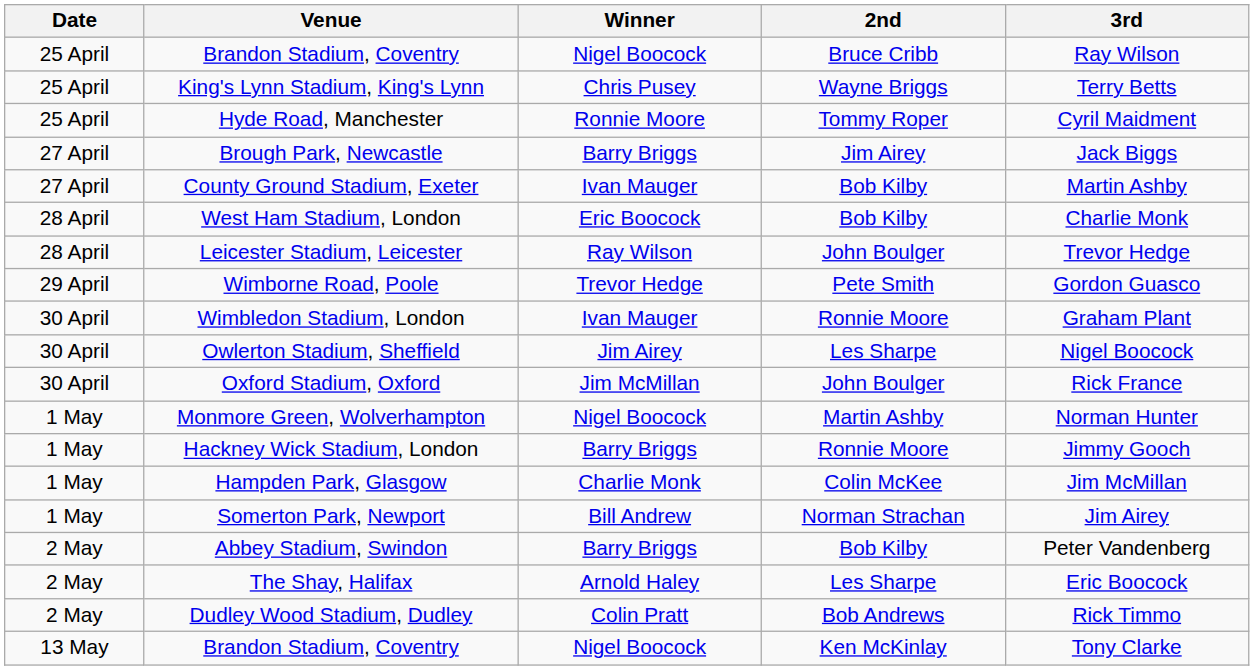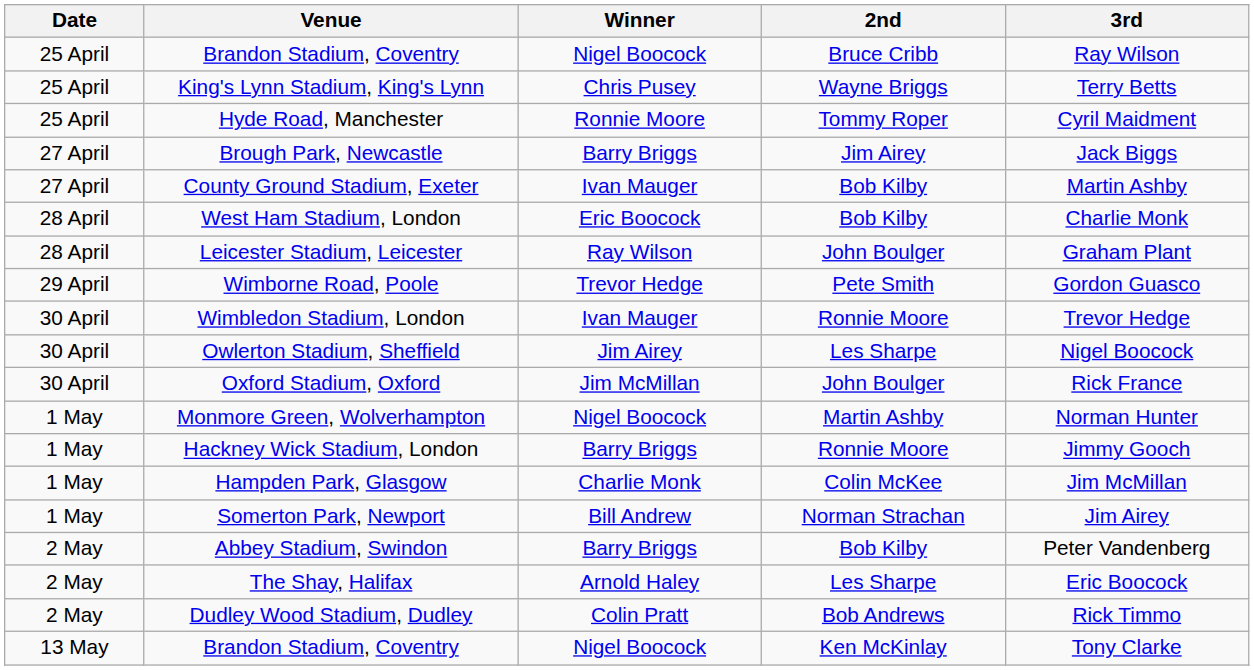(1127, 251) Trevor Hedge -> (1127, 251) Graham Plant
(1127, 317) Graham Plant -> (1127, 317) Trevor Hedge
